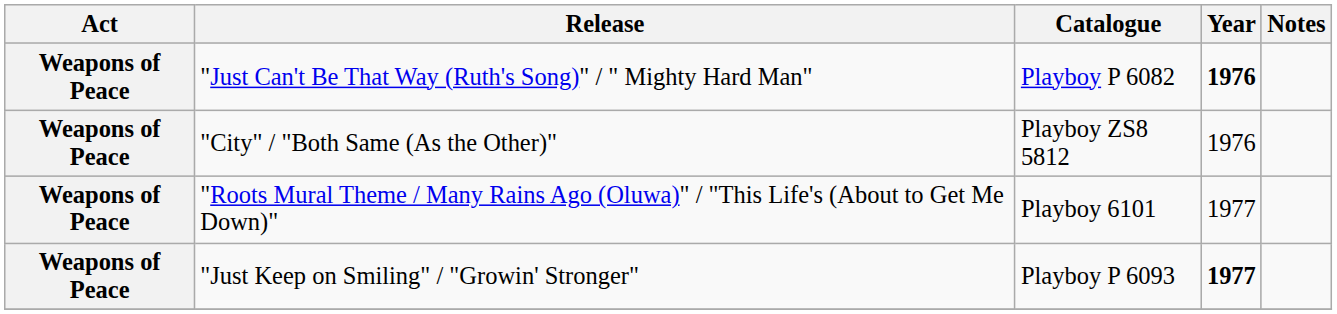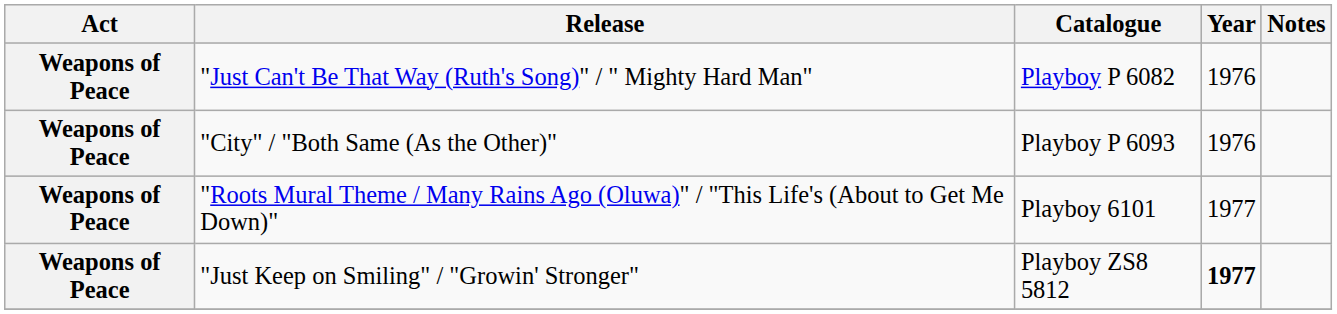(1231, 76) bold -> (1231, 76) normal
(1084, 142) Playboy ZS8 5812 -> (1098, 142) Playboy P 6093
(1098, 275) Playboy P 6093 -> (1084, 275) Playboy ZS8 5812
